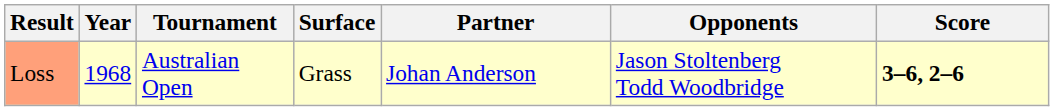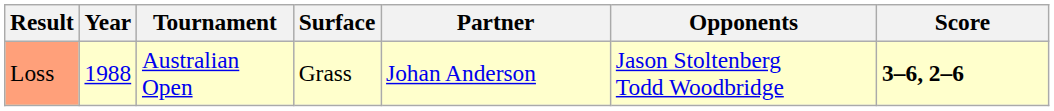(108, 73) 1968 -> (108, 73) 1988
